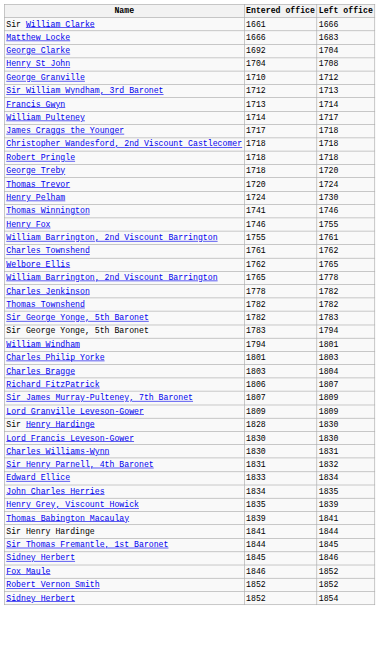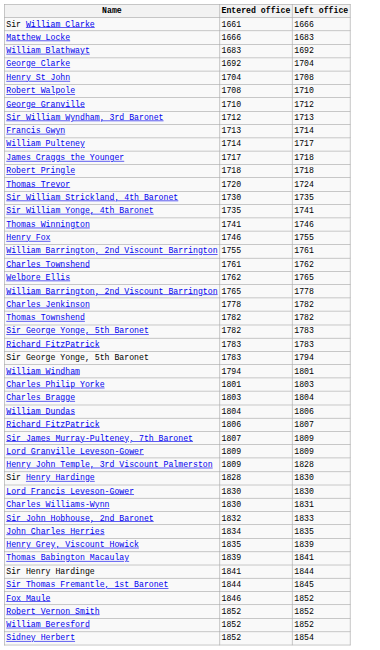+ row: (48, 51)
+ row: (41, 91)
- row: (124, 144)
- row: (36, 171)
- row: (36, 198)
+ row: (92, 198)
+ row: (80, 211)
+ row: (53, 345)
+ row: (41, 411)
+ row: (109, 465)
- row: (80, 465)
+ row: (80, 518)
- row: (38, 478)
- row: (41, 558)
+ row: (48, 625)
